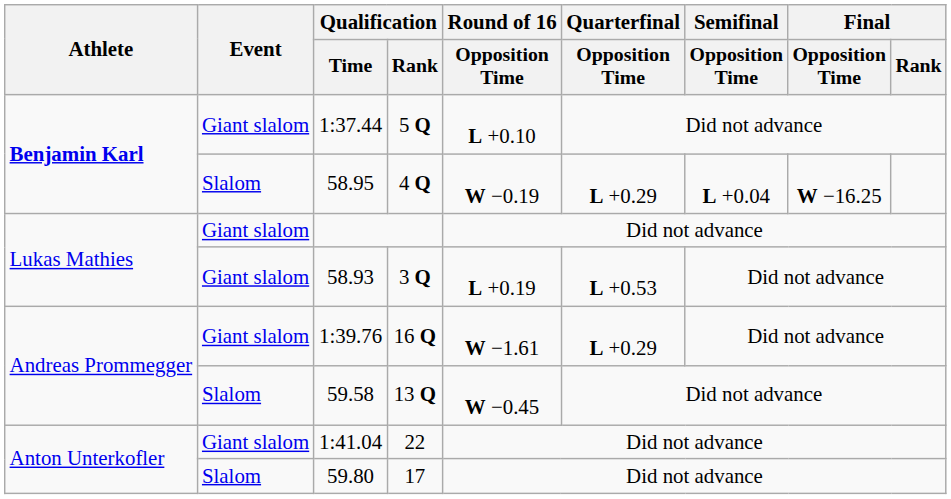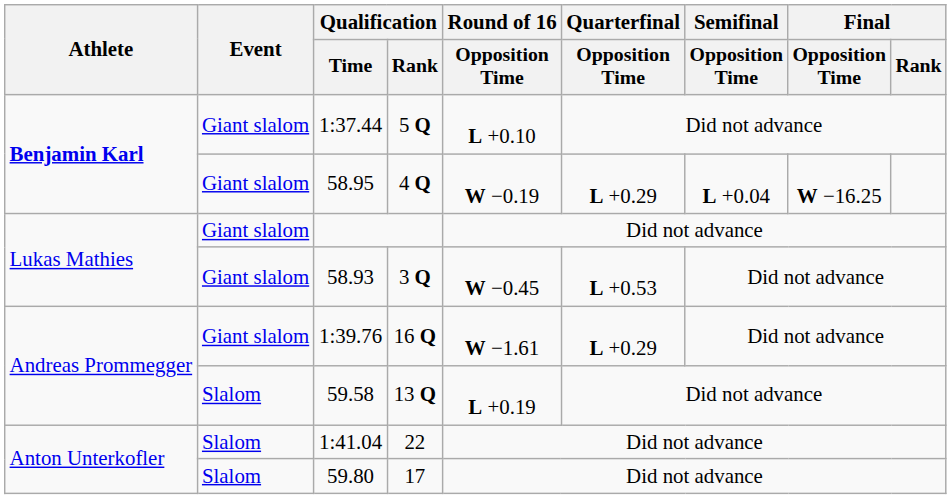(232, 183) Slalom -> (256, 183) Giant slalom
(502, 289) L +0.19 -> (502, 289) W −0.45
(502, 407) W −0.45 -> (502, 407) L +0.19
(256, 442) Giant slalom -> (232, 442) Slalom
